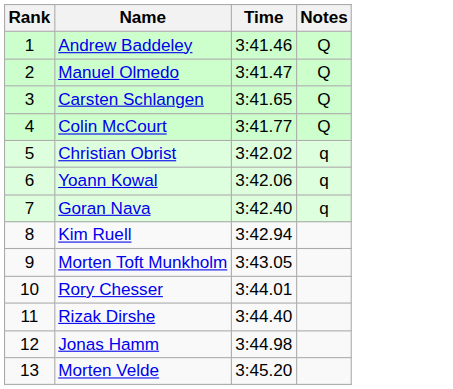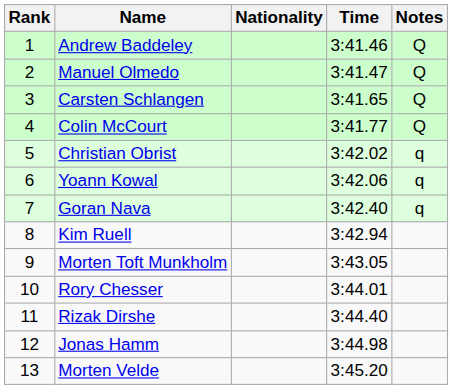+ column: (279, 18)
